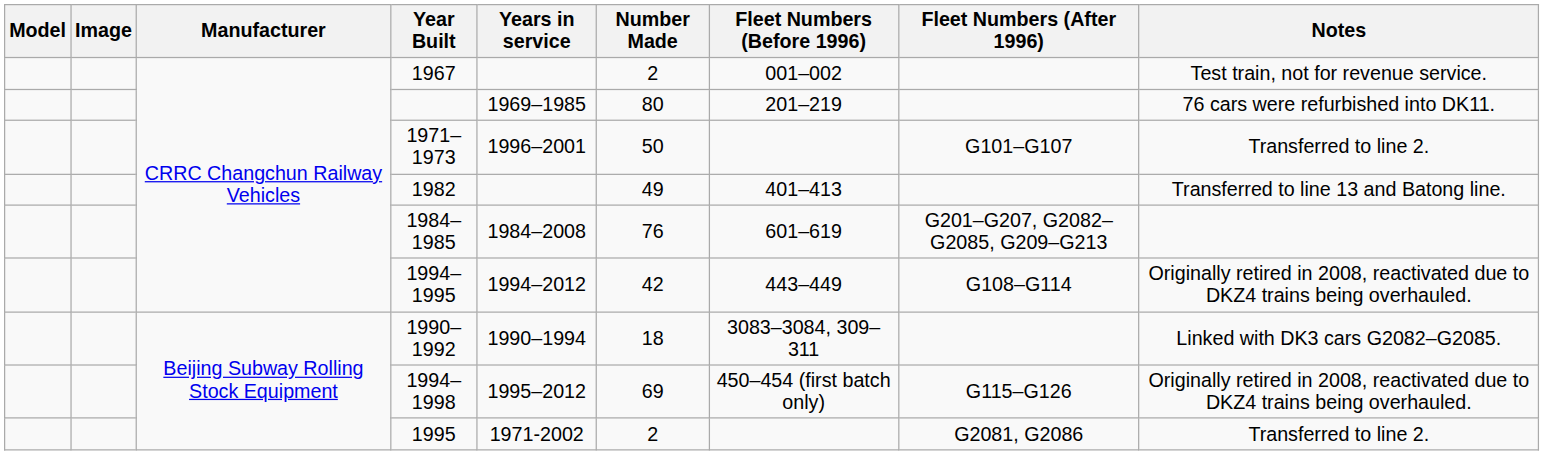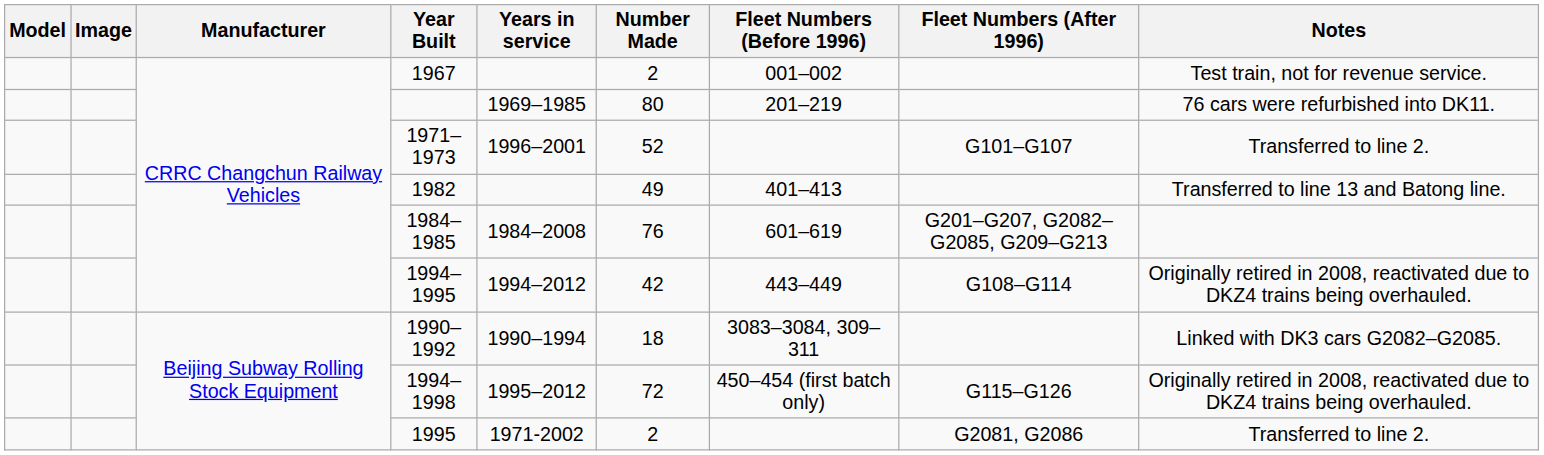(653, 146) 50 -> (653, 146) 52
(653, 391) 69 -> (653, 391) 72
